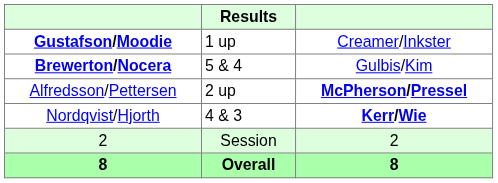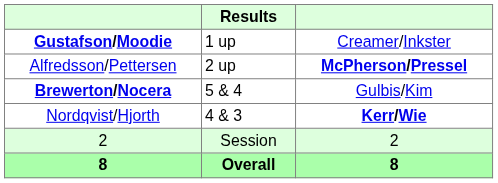rows swapped: (103, 91) <-> (103, 66)
